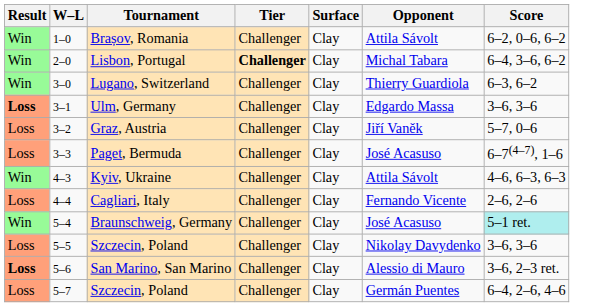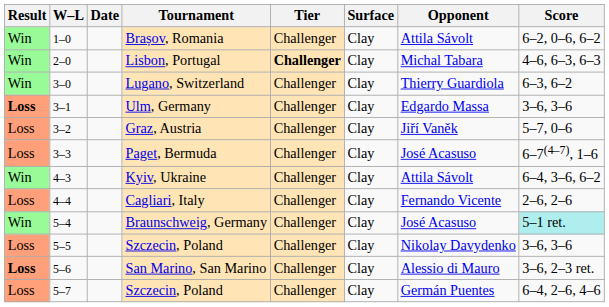+ column: (105, 15)
(526, 60) 6–4, 3–6, 6–2 -> (561, 60) 4–6, 6–3, 6–3
(526, 177) 4–6, 6–3, 6–3 -> (561, 177) 6–4, 3–6, 6–2
